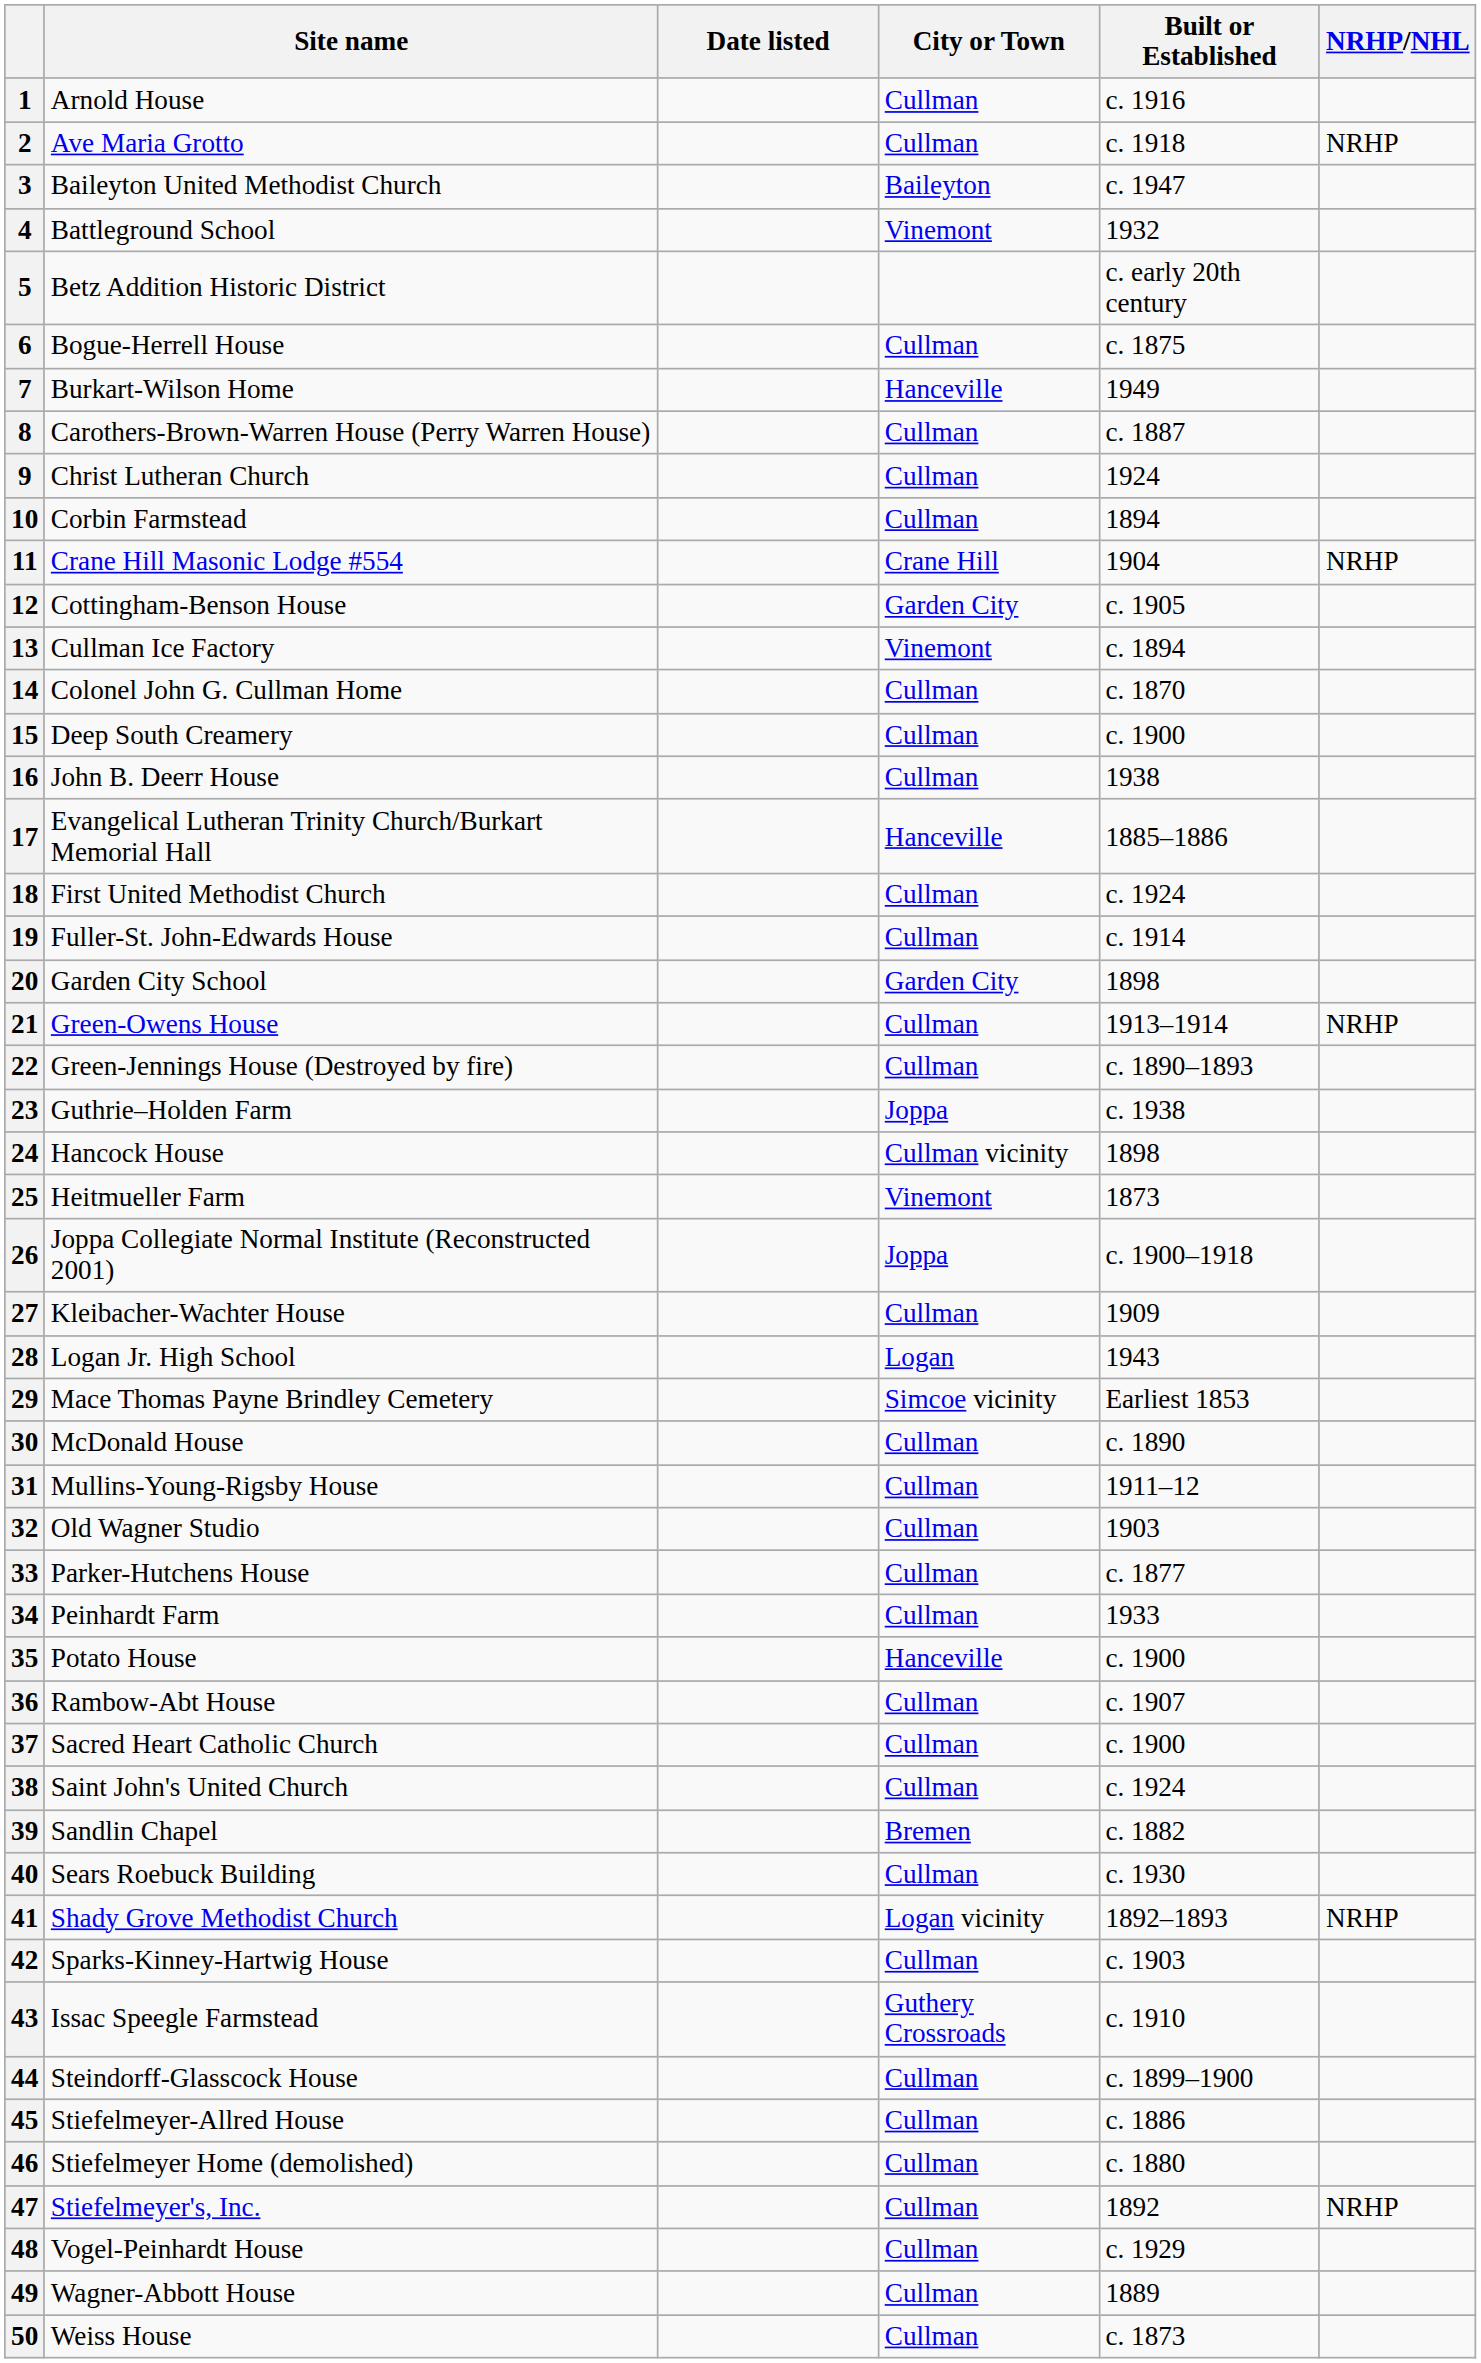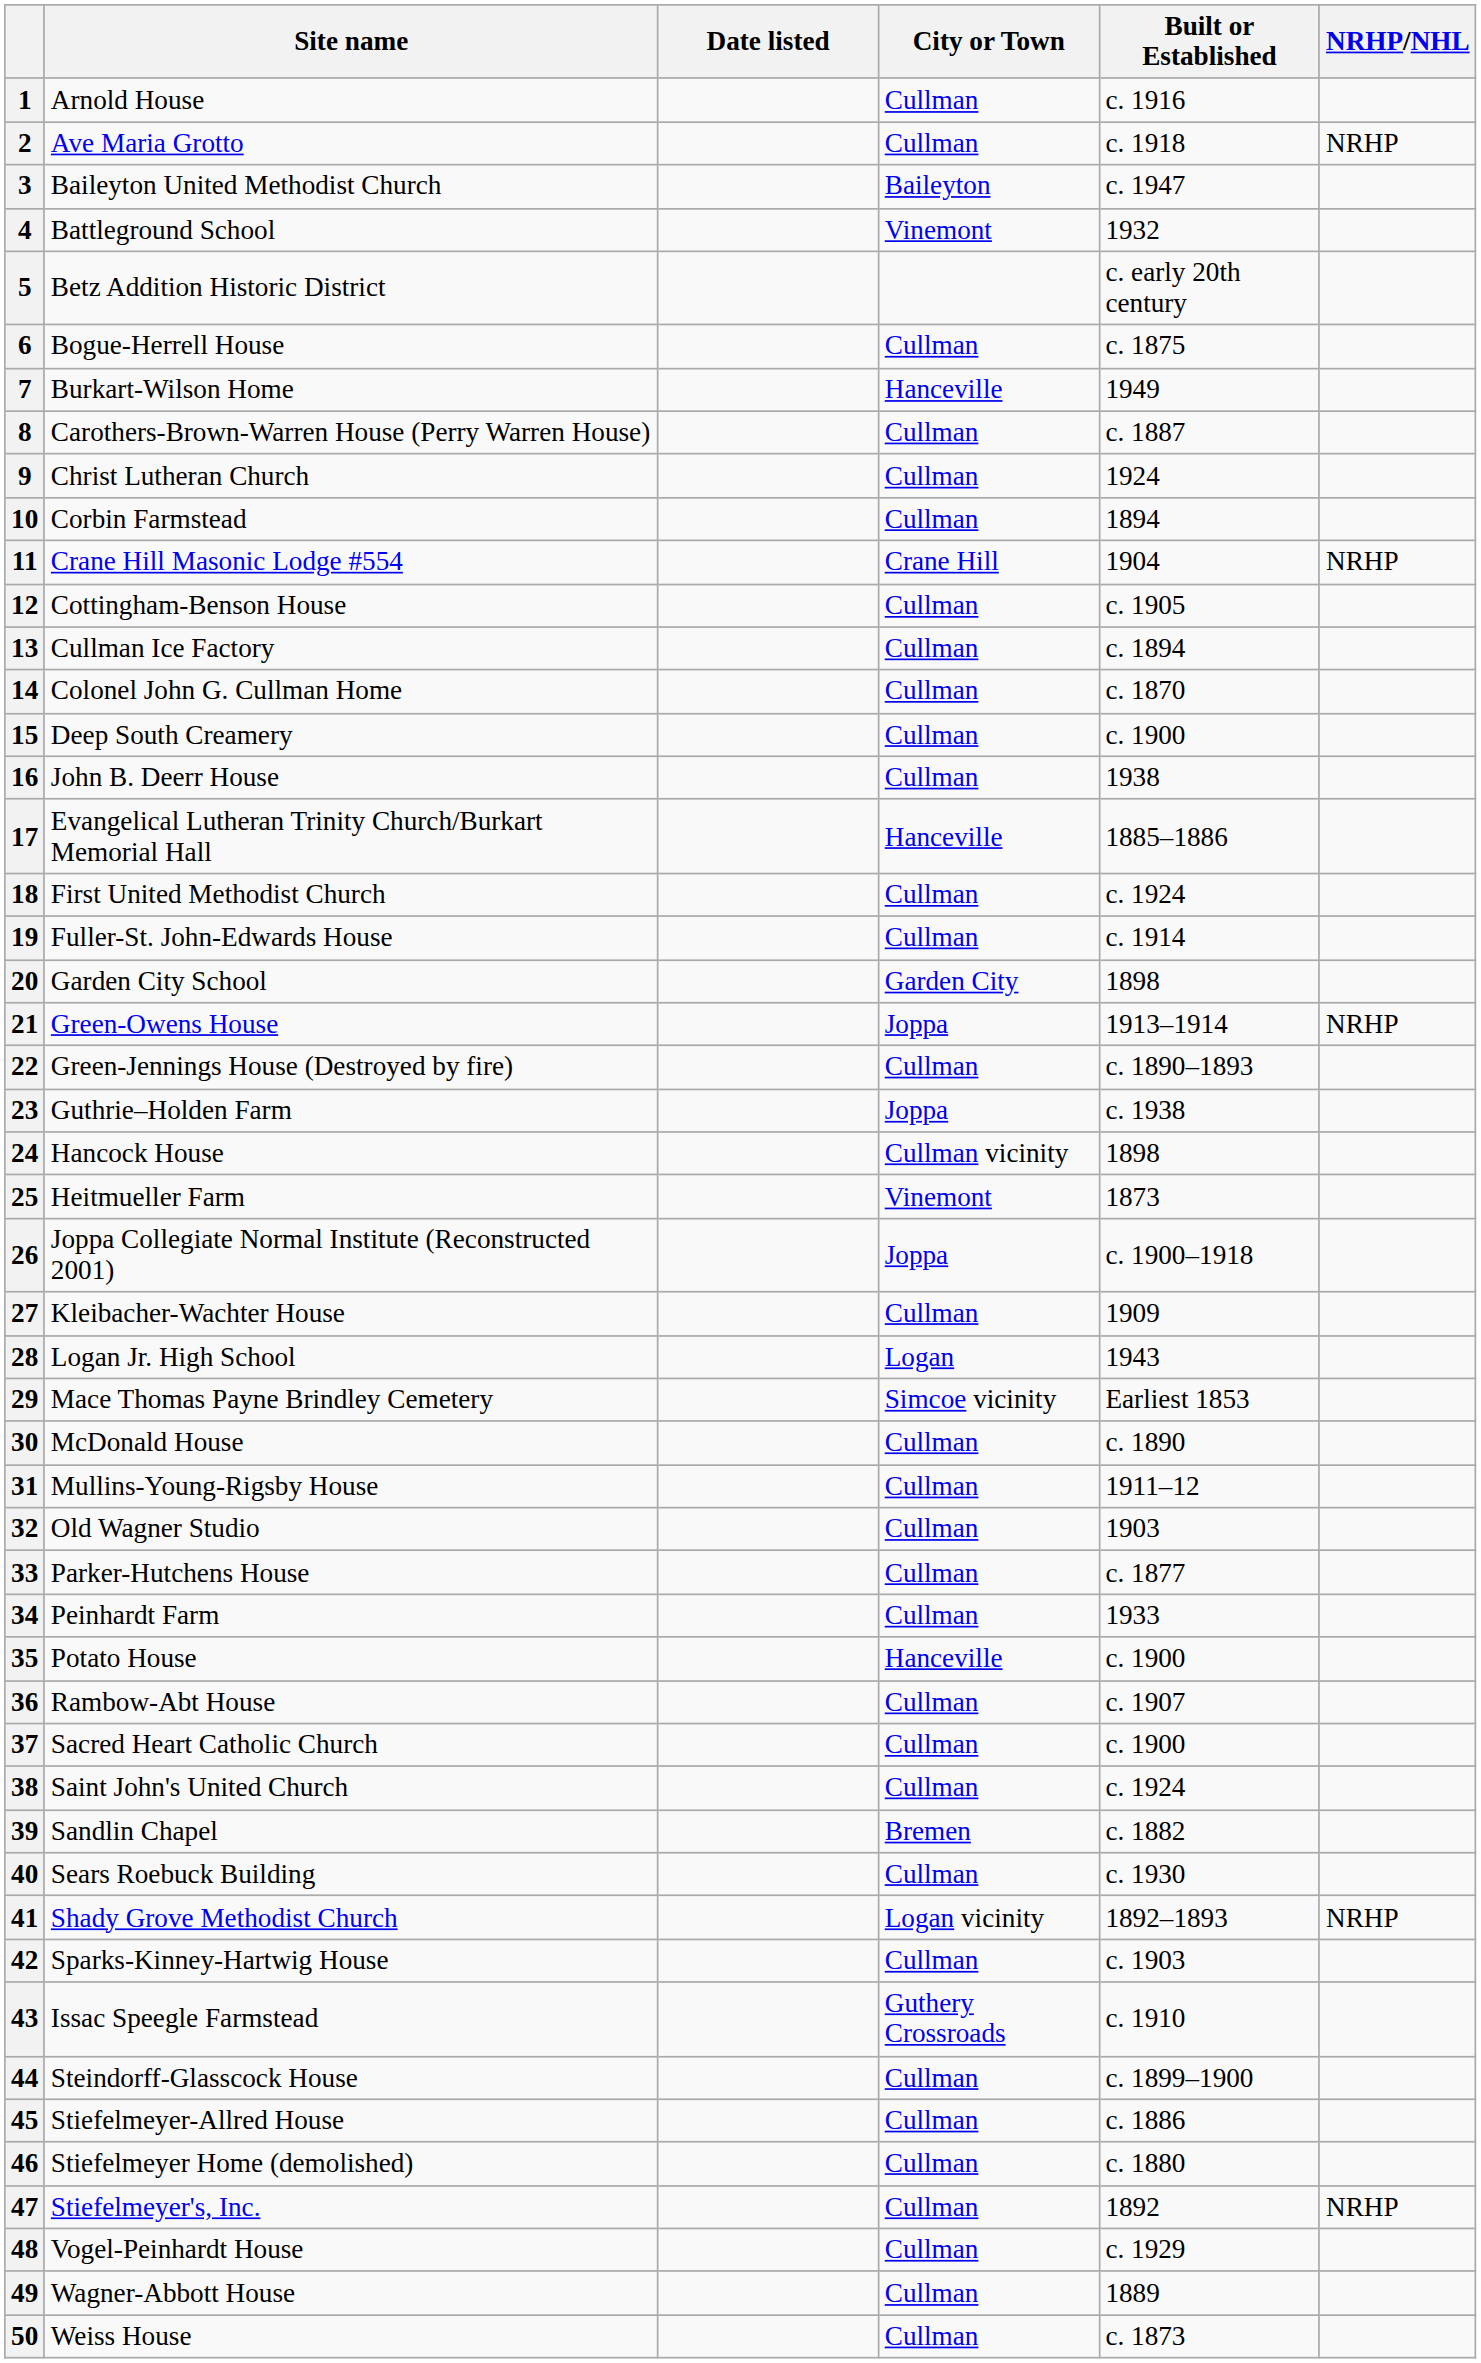(952, 604) Garden City -> (932, 604) Cullman
(938, 648) Vinemont -> (932, 648) Cullman
(932, 1023) Cullman -> (916, 1023) Joppa
